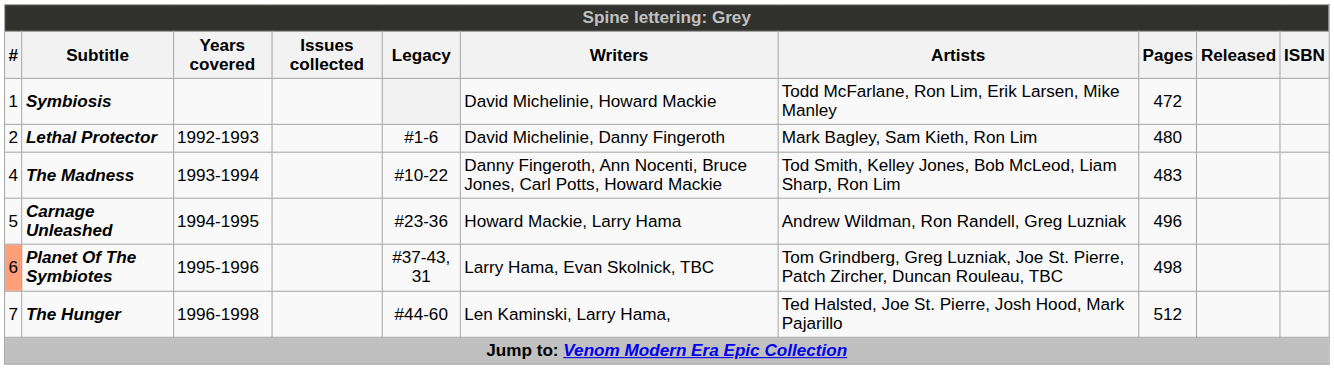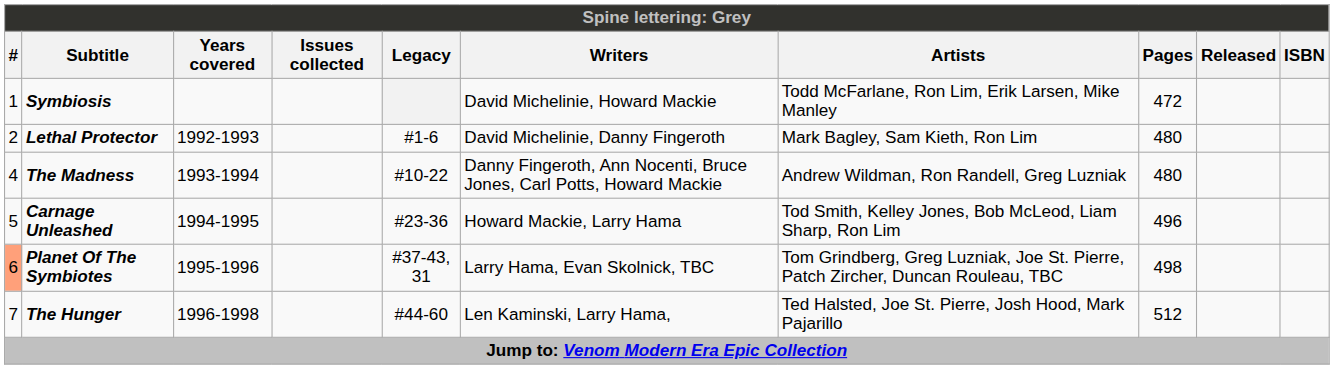(949, 174) Tod Smith, Kelley Jones, Bob McLeod, Liam Sharp, Ron Lim -> (954, 174) Andrew Wildman, Ron Randell, Greg Luzniak
(1168, 174) 483 -> (1168, 174) 480
(954, 221) Andrew Wildman, Ron Randell, Greg Luzniak -> (949, 221) Tod Smith, Kelley Jones, Bob McLeod, Liam Sharp, Ron Lim
